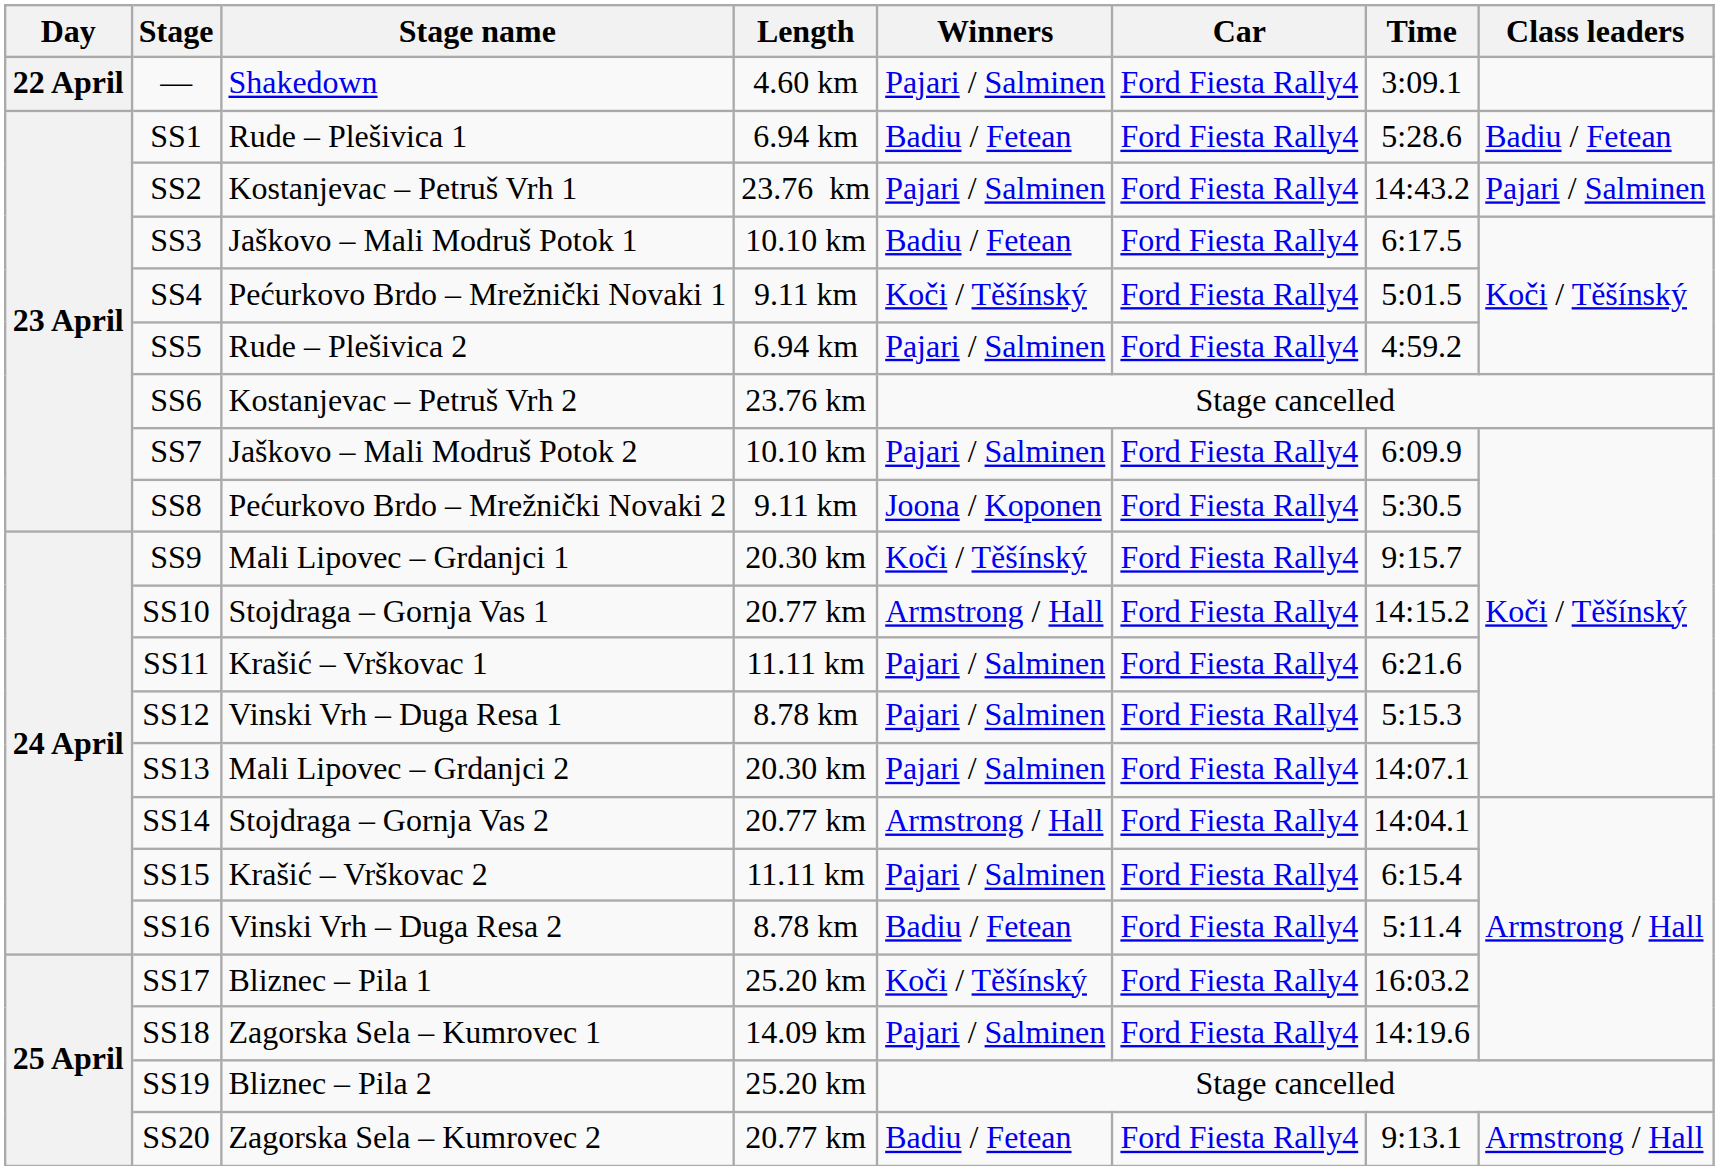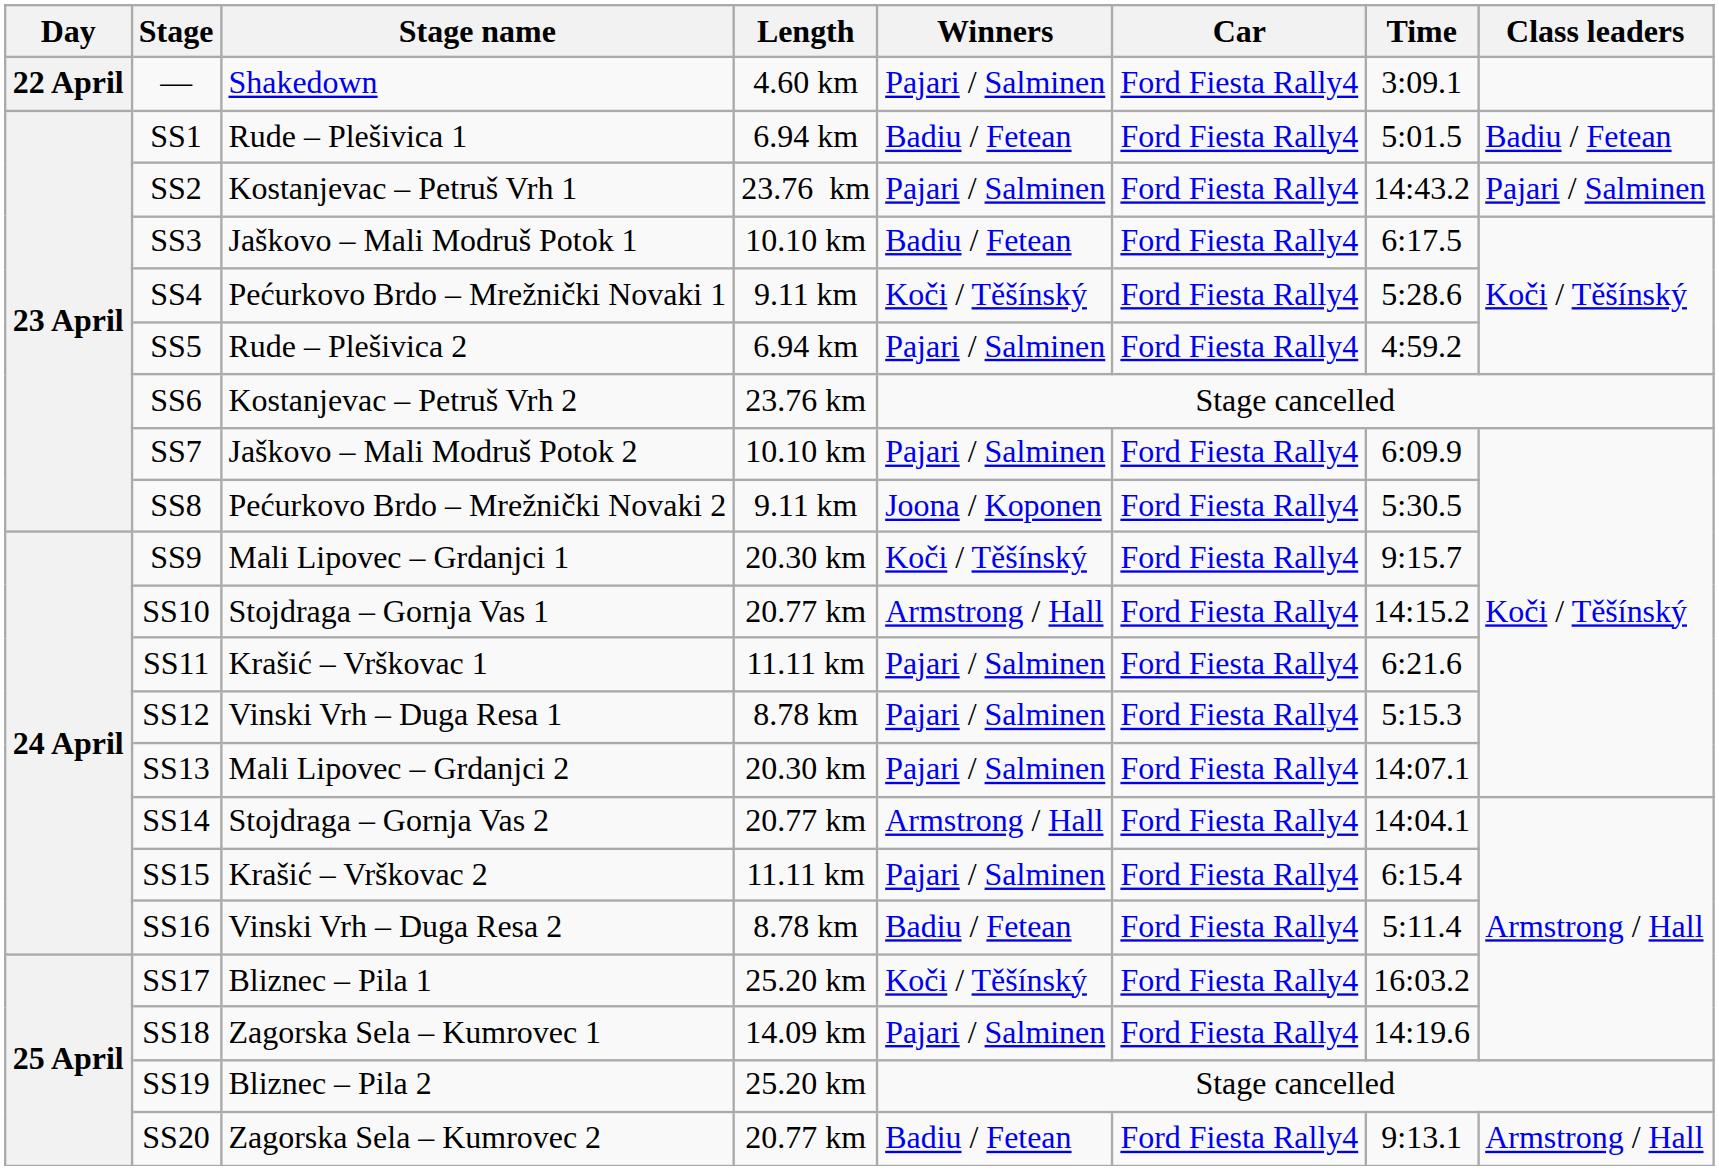(1422, 135) 5:28.6 -> (1422, 135) 5:01.5
(1422, 294) 5:01.5 -> (1422, 294) 5:28.6
